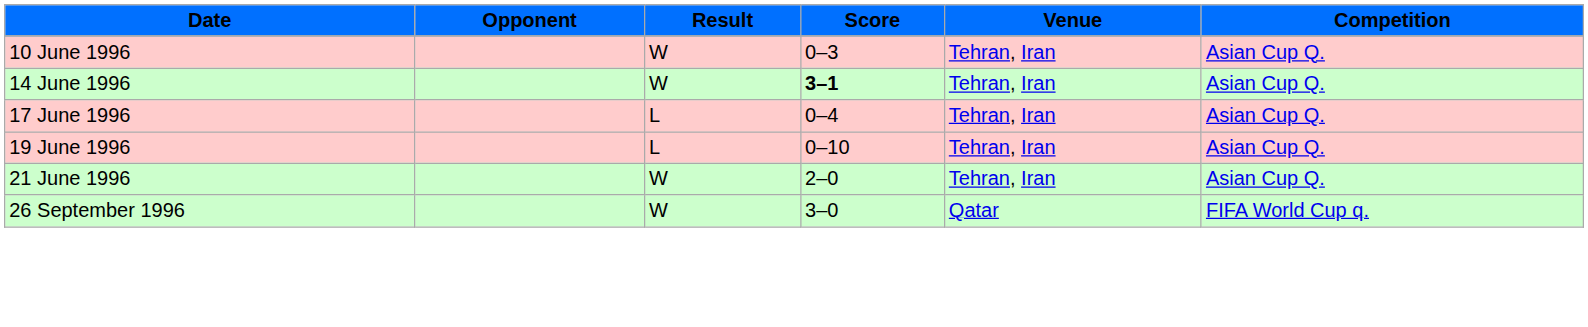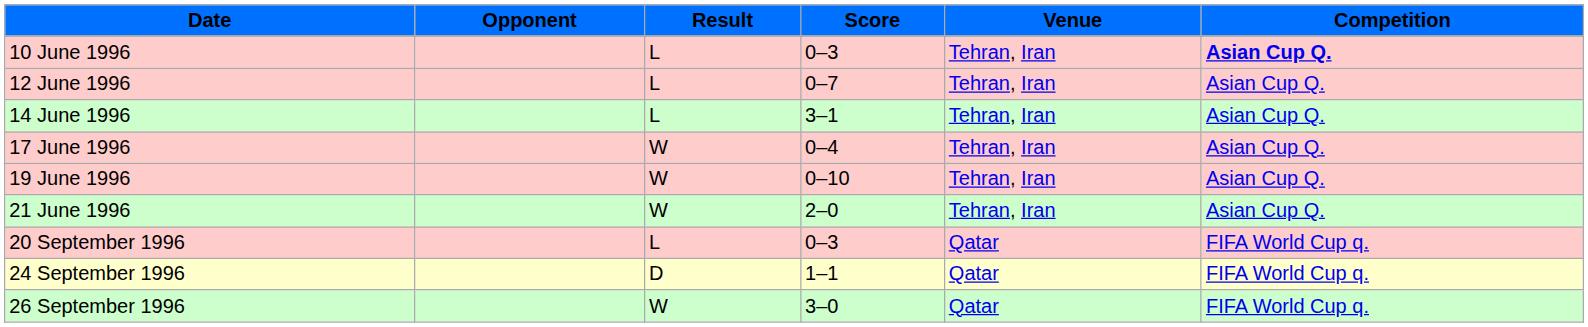(659, 52) W -> (655, 52) L
(1265, 52) normal -> (1269, 52) bold
+ row: (70, 83)
(659, 83) W -> (655, 115) L
(822, 83) bold -> (822, 115) normal
(655, 115) L -> (659, 147) W
(655, 147) L -> (659, 178) W
+ row: (97, 242)
+ row: (97, 274)
